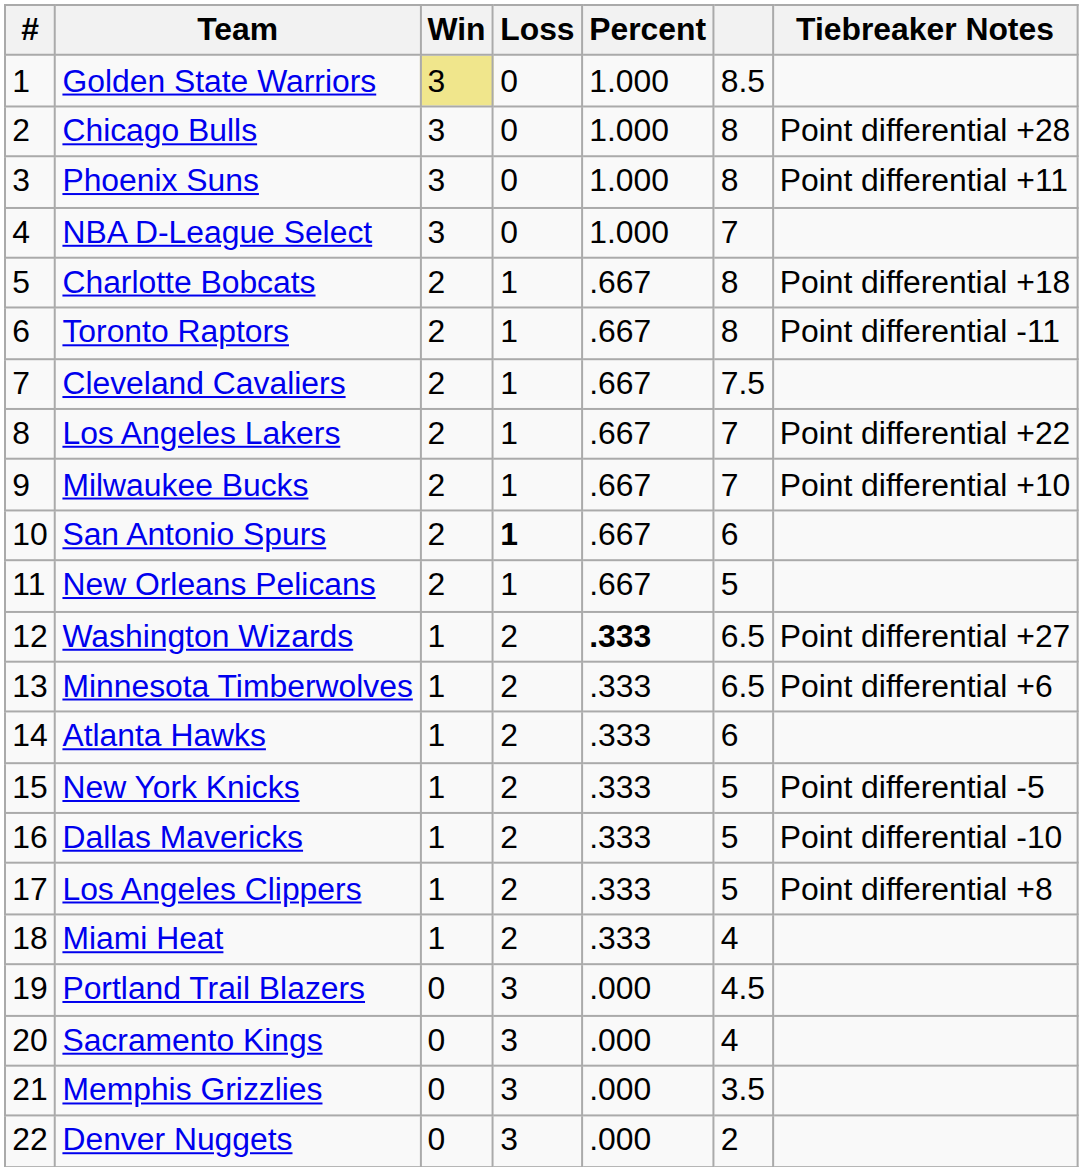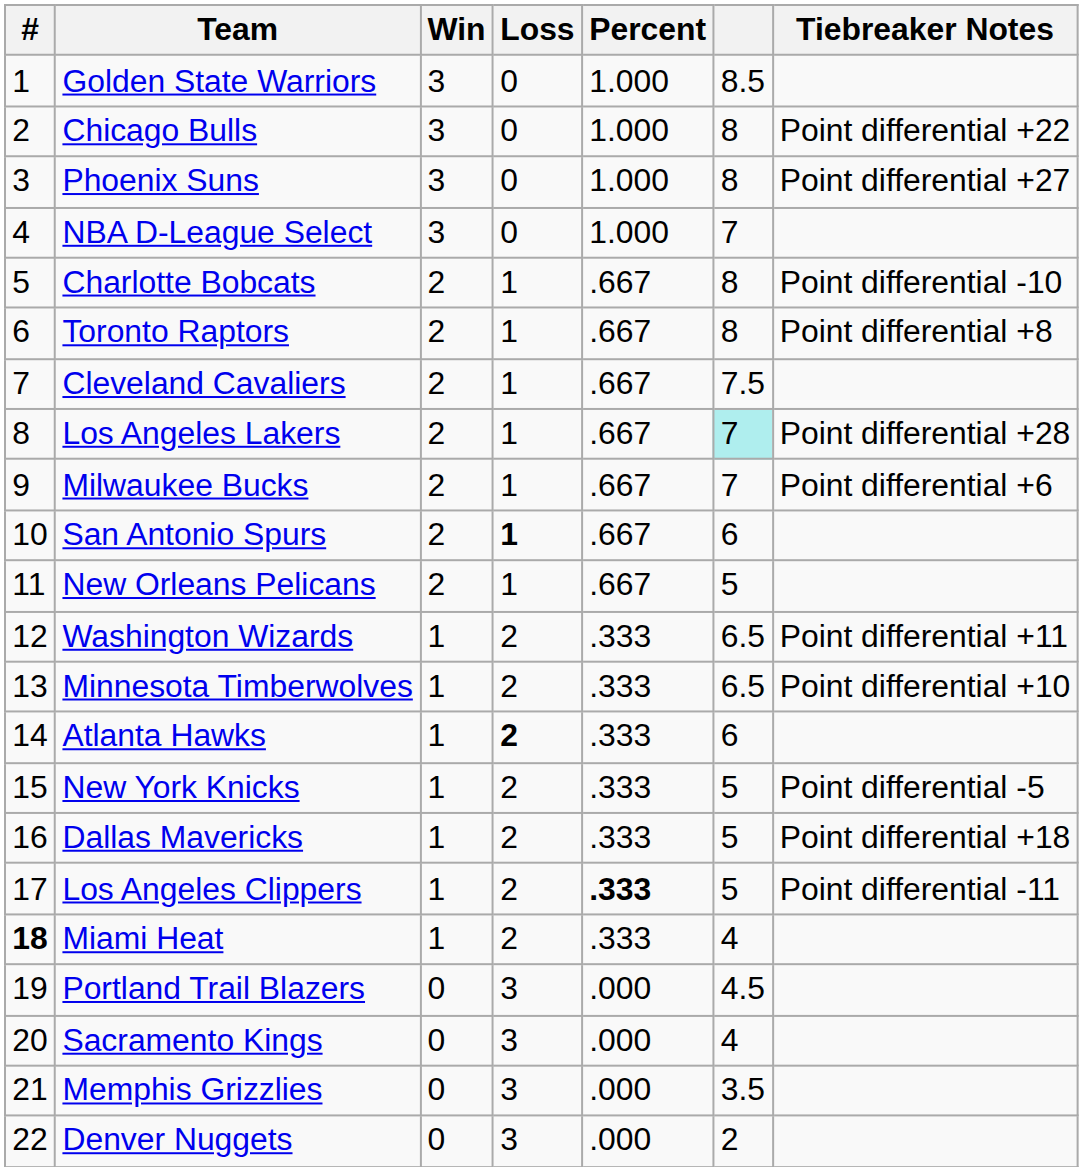(436, 80) khaki background -> (436, 80) no background
(925, 130) Point differential +28 -> (925, 130) Point differential +22
(924, 181) Point differential +11 -> (925, 181) Point differential +27
(925, 282) Point differential +18 -> (921, 282) Point differential -10
(920, 332) Point differential -11 -> (916, 332) Point differential +8
(730, 433) no background -> (730, 433) paleturquoise background
(925, 433) Point differential +22 -> (925, 433) Point differential +28
(925, 484) Point differential +10 -> (916, 484) Point differential +6
(620, 635) bold -> (620, 635) normal
(925, 635) Point differential +27 -> (924, 635) Point differential +11
(916, 686) Point differential +6 -> (925, 686) Point differential +10
(509, 736) normal -> (509, 736) bold
(921, 837) Point differential -10 -> (925, 837) Point differential +18
(620, 888) normal -> (620, 888) bold
(916, 888) Point differential +8 -> (920, 888) Point differential -11
(30, 938) normal -> (30, 938) bold
